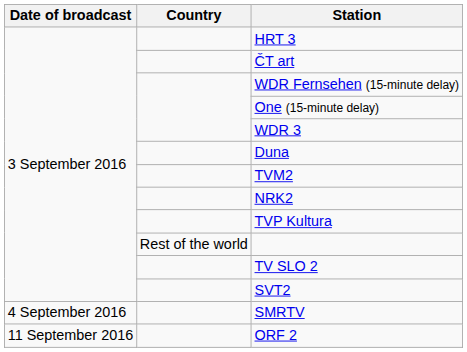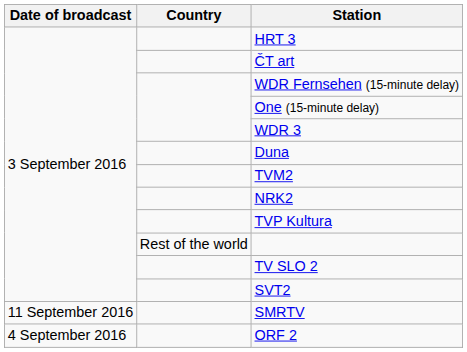(67, 312) 4 September 2016 -> (70, 312) 11 September 2016
(70, 335) 11 September 2016 -> (67, 335) 4 September 2016
